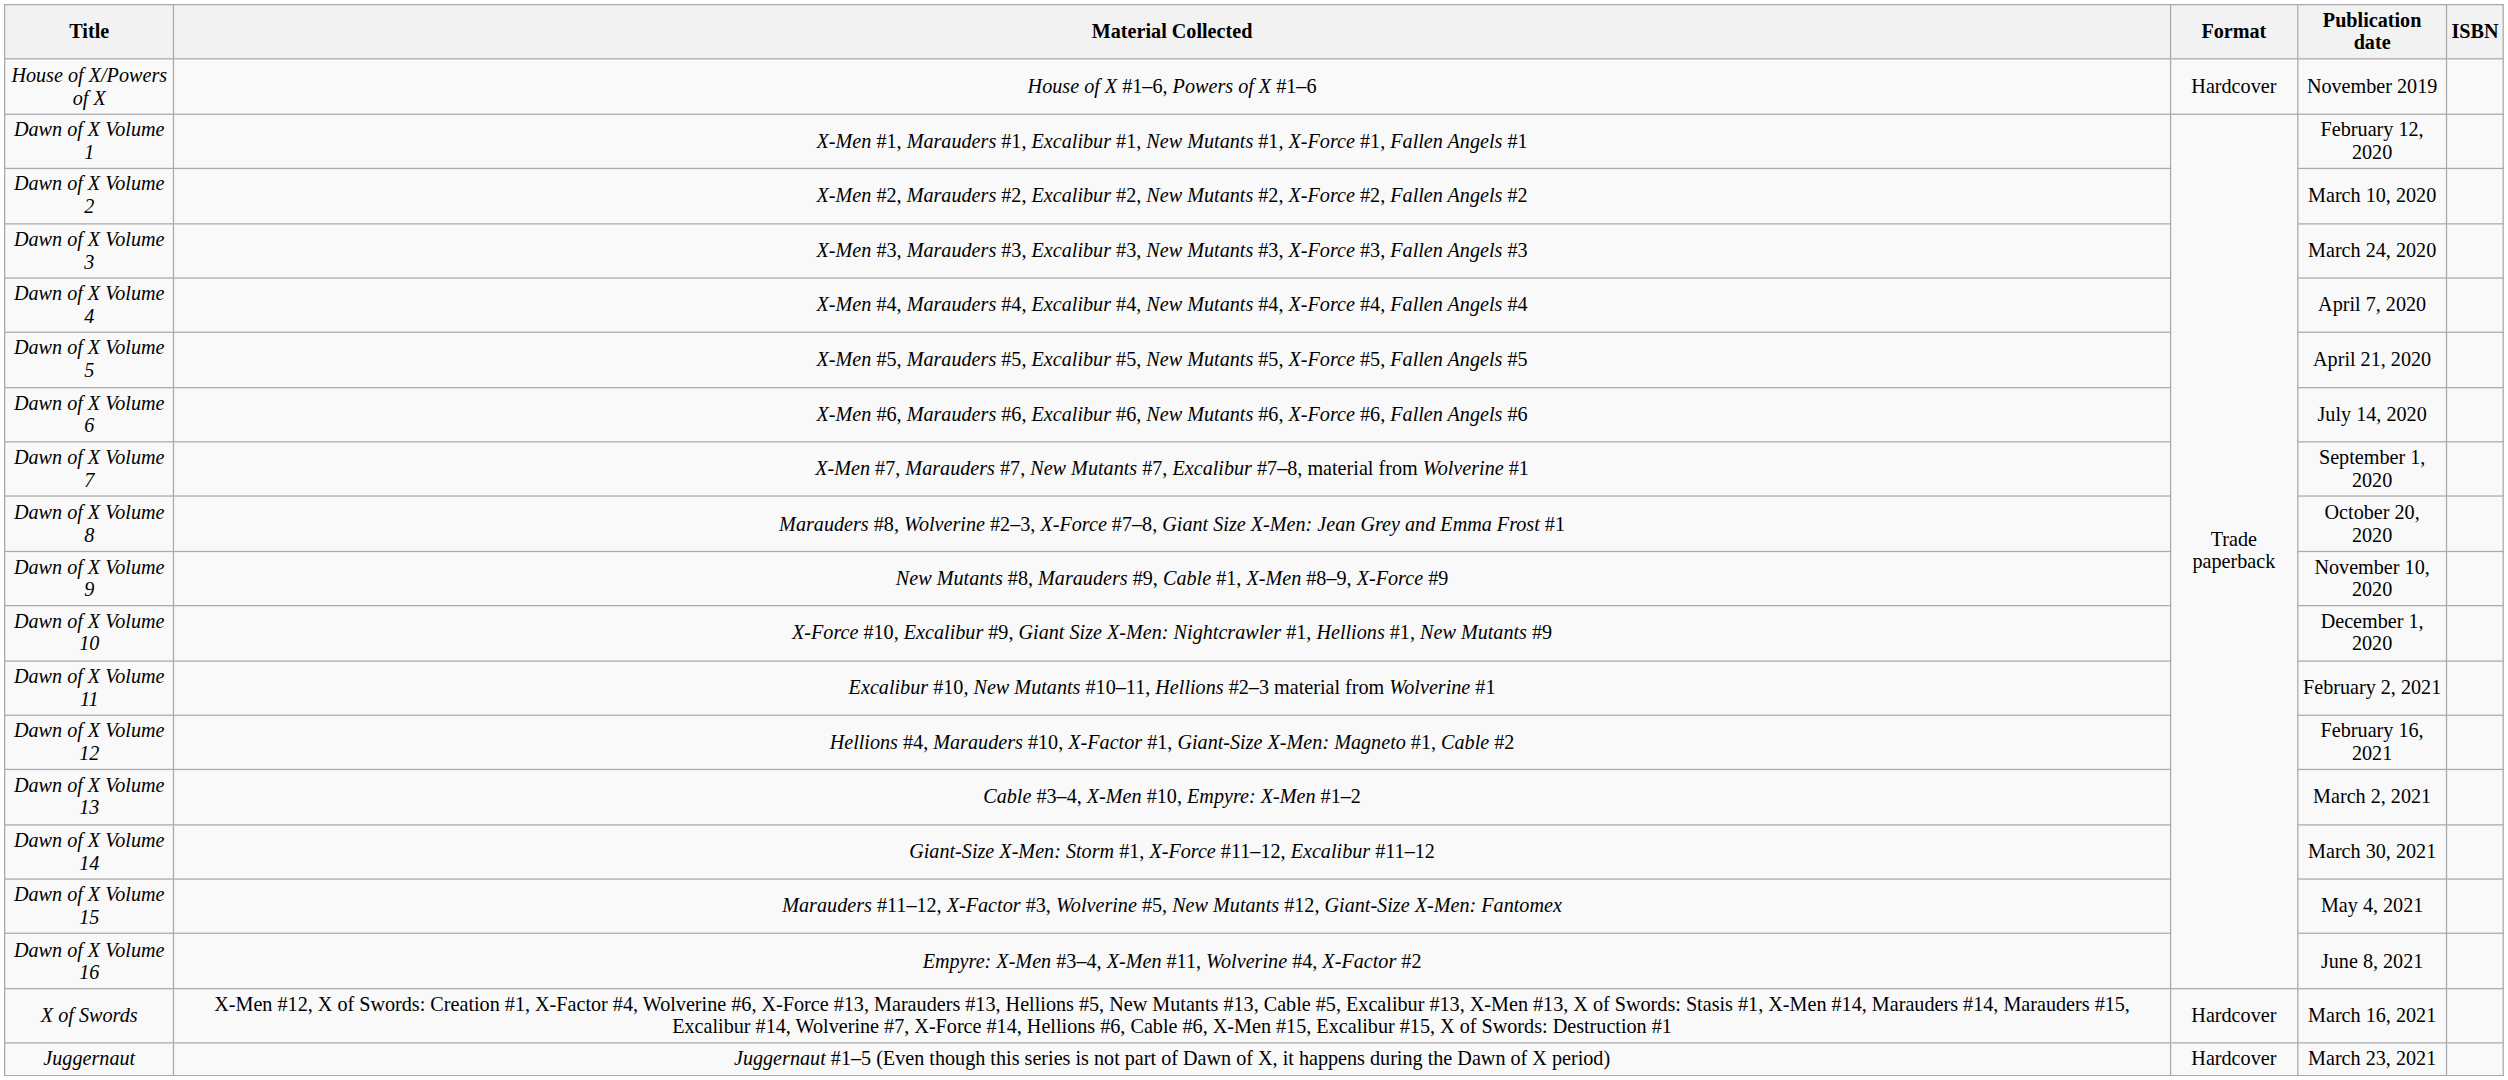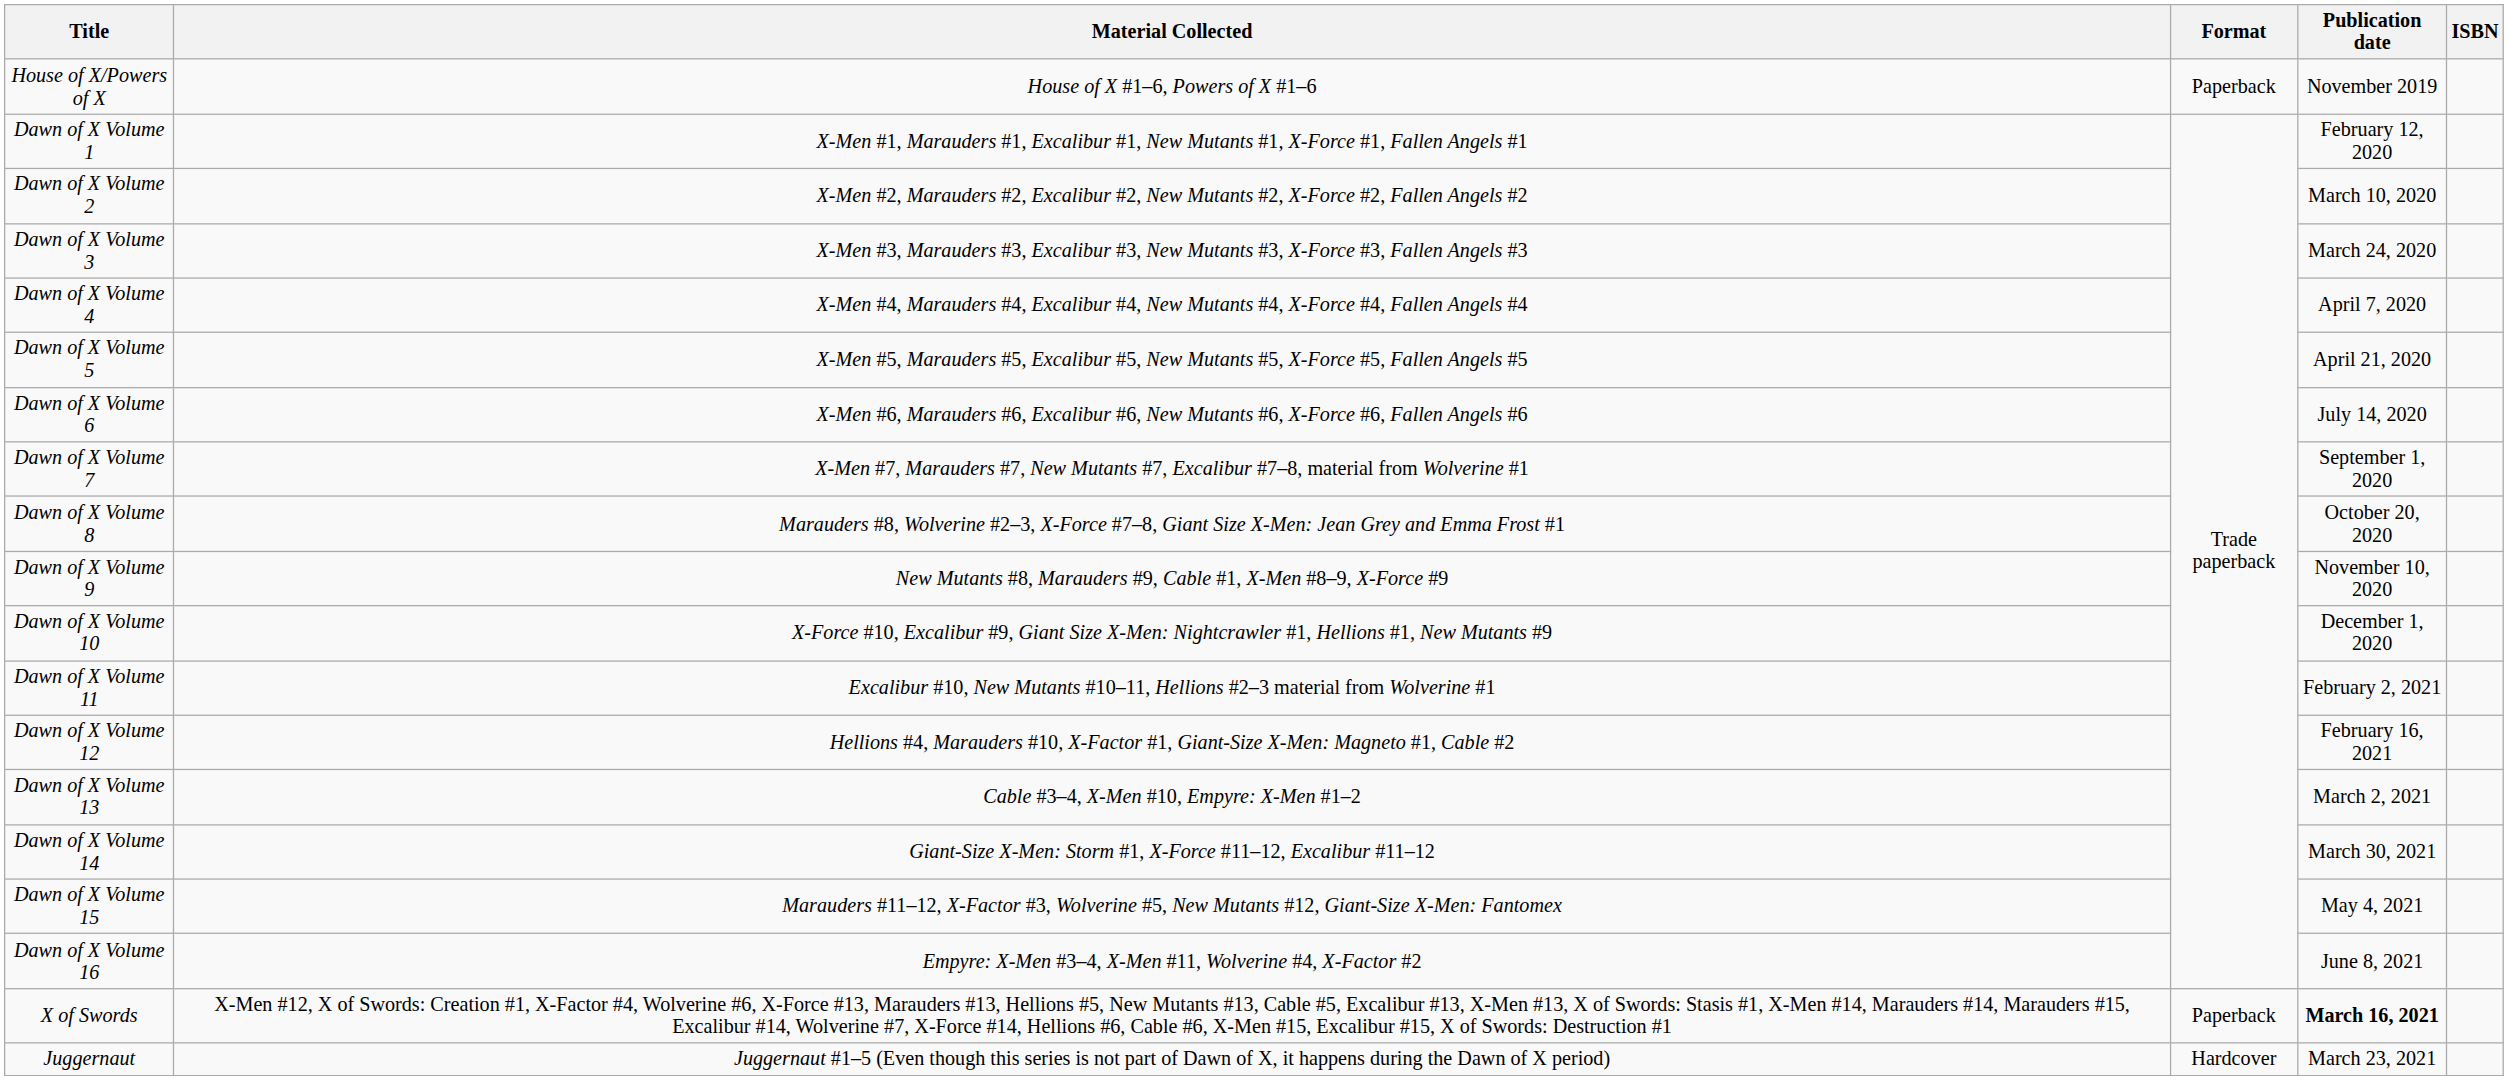(2234, 86) Hardcover -> (2234, 86) Paperback
(2234, 1015) Hardcover -> (2234, 1015) Paperback
(2372, 1015) normal -> (2372, 1015) bold
